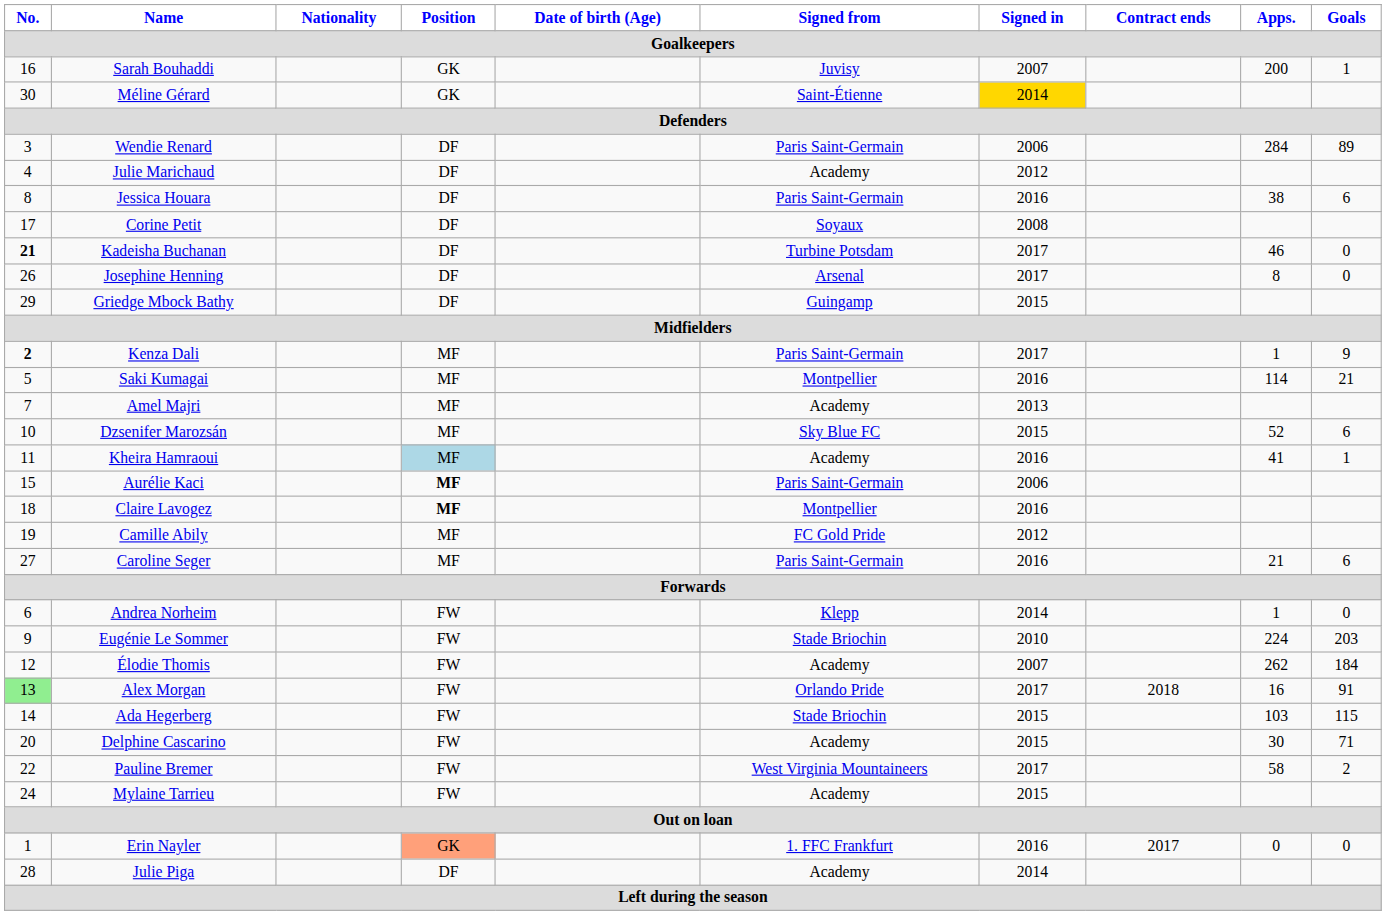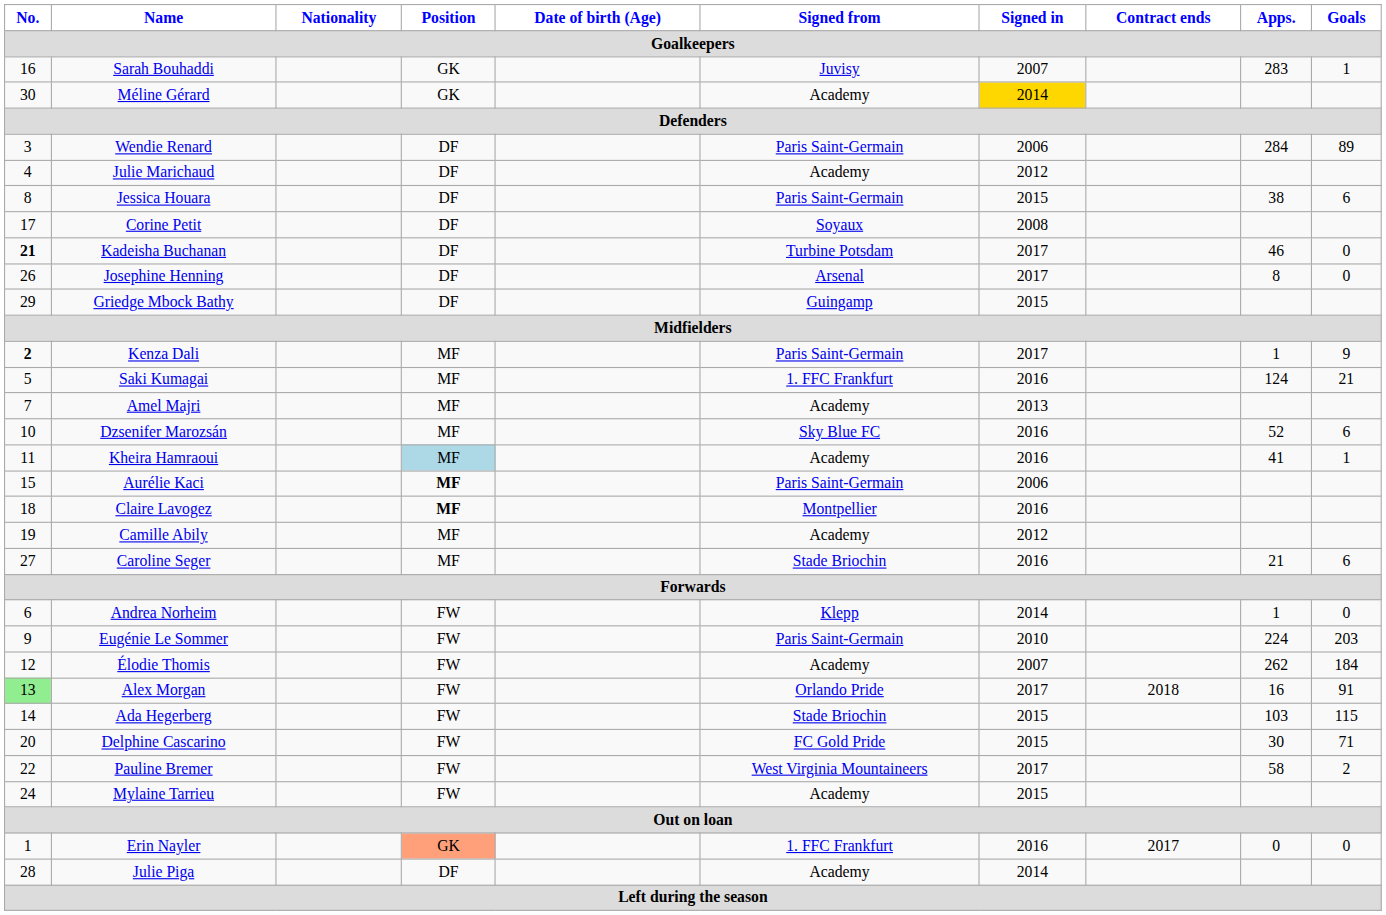(1276, 69) 200 -> (1276, 69) 283
(840, 95) Saint-Étienne -> (840, 95) Academy
(1032, 199) 2016 -> (1032, 199) 2015
(840, 380) Montpellier -> (840, 380) 1. FFC Frankfurt
(1276, 380) 114 -> (1276, 380) 124
(1032, 432) 2015 -> (1032, 432) 2016
(840, 535) FC Gold Pride -> (840, 535) Academy
(840, 561) Paris Saint-Germain -> (840, 561) Stade Briochin
(840, 639) Stade Briochin -> (840, 639) Paris Saint-Germain
(840, 742) Academy -> (840, 742) FC Gold Pride
